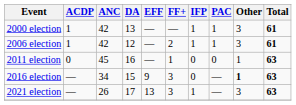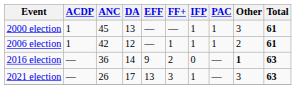(104, 28) 42 -> (104, 28) 45
(170, 44) 2 -> (170, 44) 1
(239, 44) 3 -> (239, 44) 2
- row: (34, 60)
(104, 76) 34 -> (104, 60) 36
(130, 76) 15 -> (130, 60) 14
(170, 76) 3 -> (170, 60) 2
